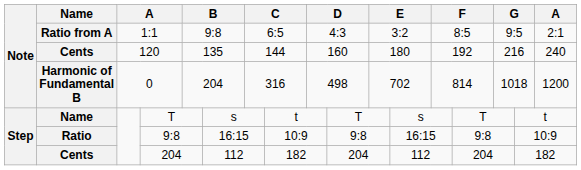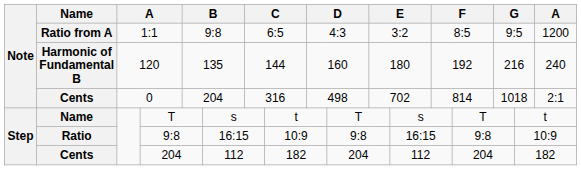(556, 33) 2:1 -> (556, 33) 1200
(77, 52) Cents -> (77, 65) Harmonic of Fundamental B
(77, 84) Harmonic of Fundamental B -> (77, 98) Cents
(556, 84) 1200 -> (556, 98) 2:1
